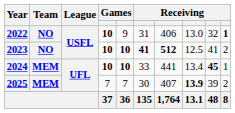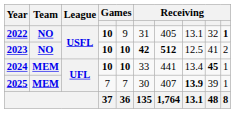(168, 34) 406 -> (168, 34) 405
(194, 34) 13.0 -> (194, 34) 13.1
(144, 50) 41 -> (144, 50) 42
(226, 83) 2 -> (226, 83) 1
